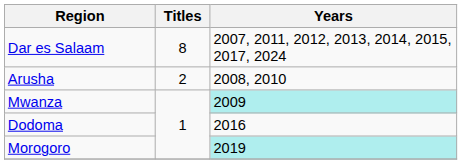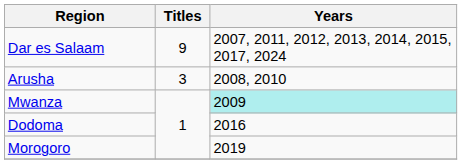(183, 47) 8 -> (183, 47) 9
(183, 79) 2 -> (183, 79) 3
(230, 148) paleturquoise background -> (230, 148) no background
